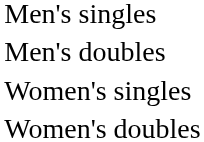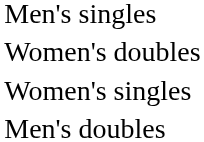rows swapped: (85, 52) <-> (102, 129)
